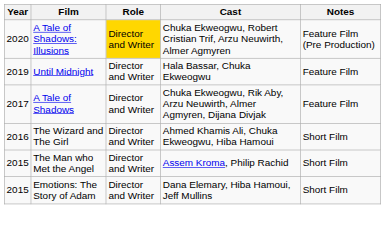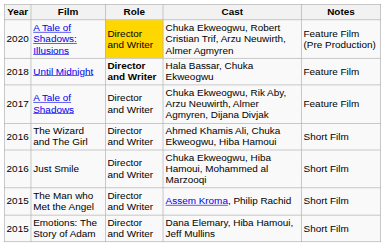(18, 71) 2019 -> (18, 71) 2018
(131, 71) normal -> (132, 71) bold
+ row: (56, 169)
